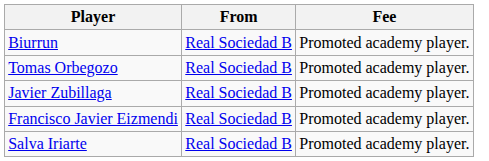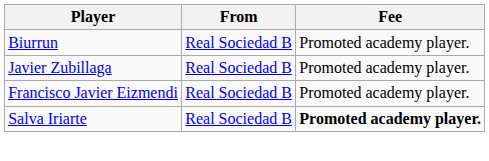- row: (63, 67)
(384, 144) normal -> (390, 118) bold
